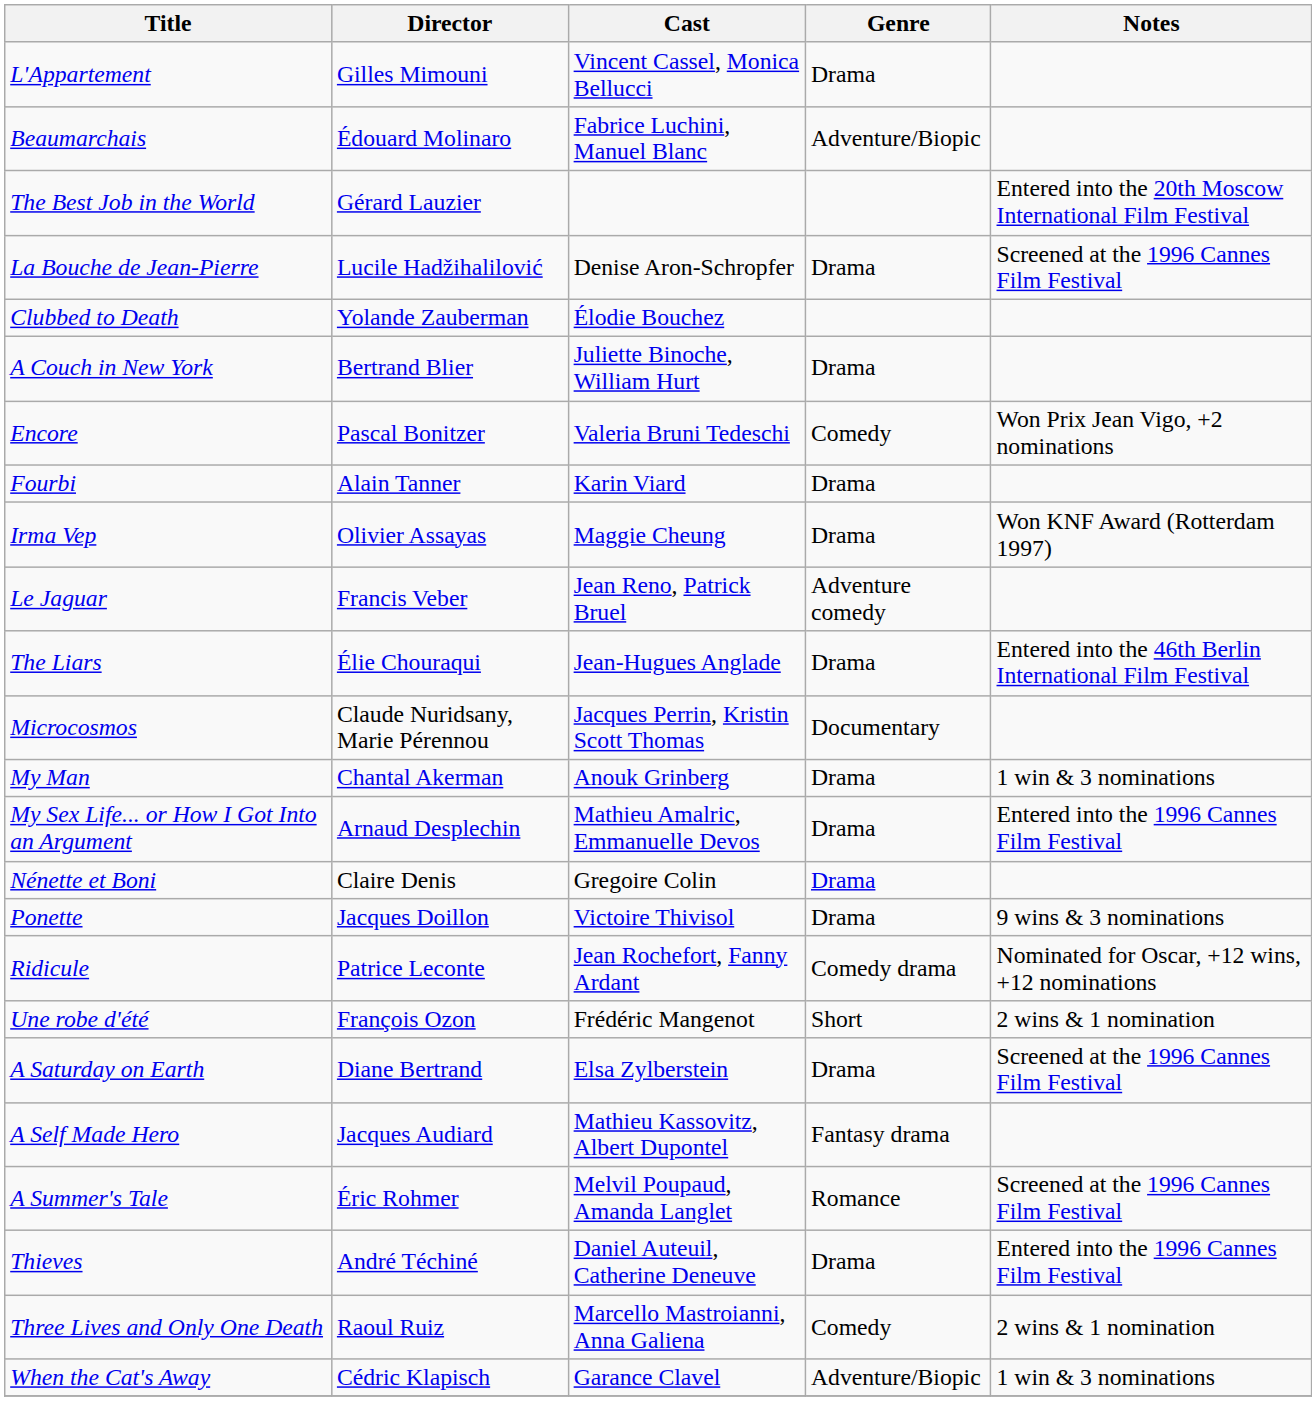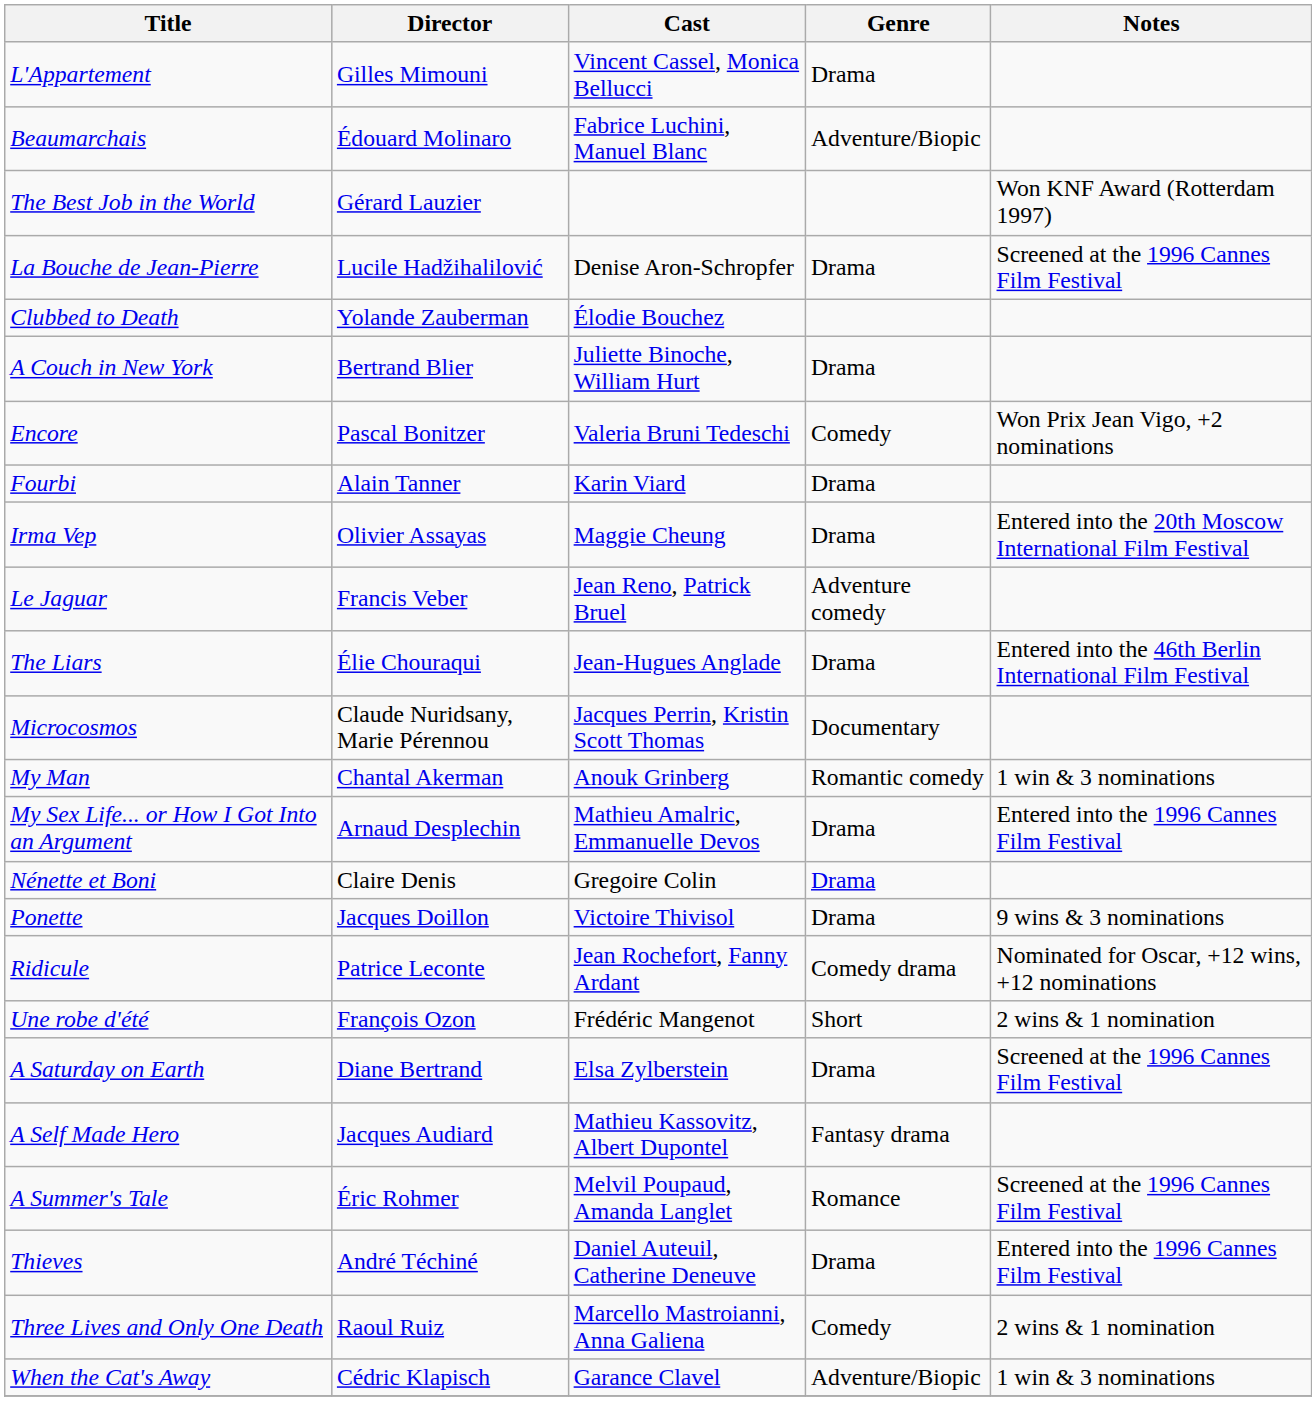(1140, 202) Entered into the 20th Moscow International Film Festival -> (1136, 202) Won KNF Award (Rotterdam 1997)
(1136, 534) Won KNF Award (Rotterdam 1997) -> (1140, 534) Entered into the 20th Moscow International Film Festival
(843, 777) Drama -> (897, 777) Romantic comedy
